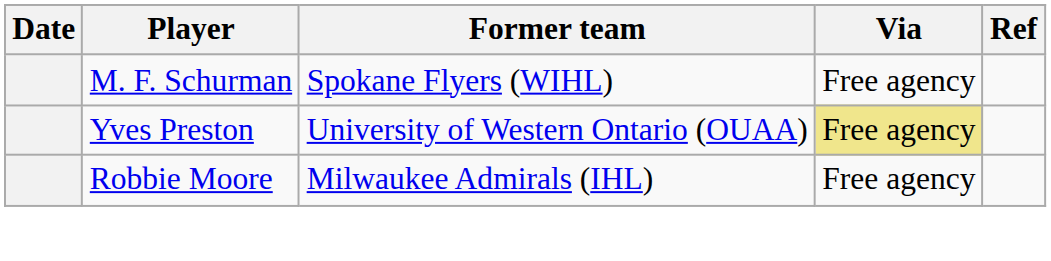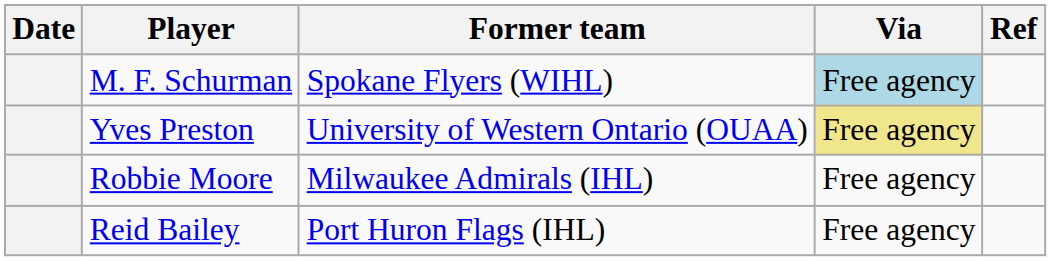(899, 79) no background -> (899, 79) lightblue background
+ row: (165, 229)
